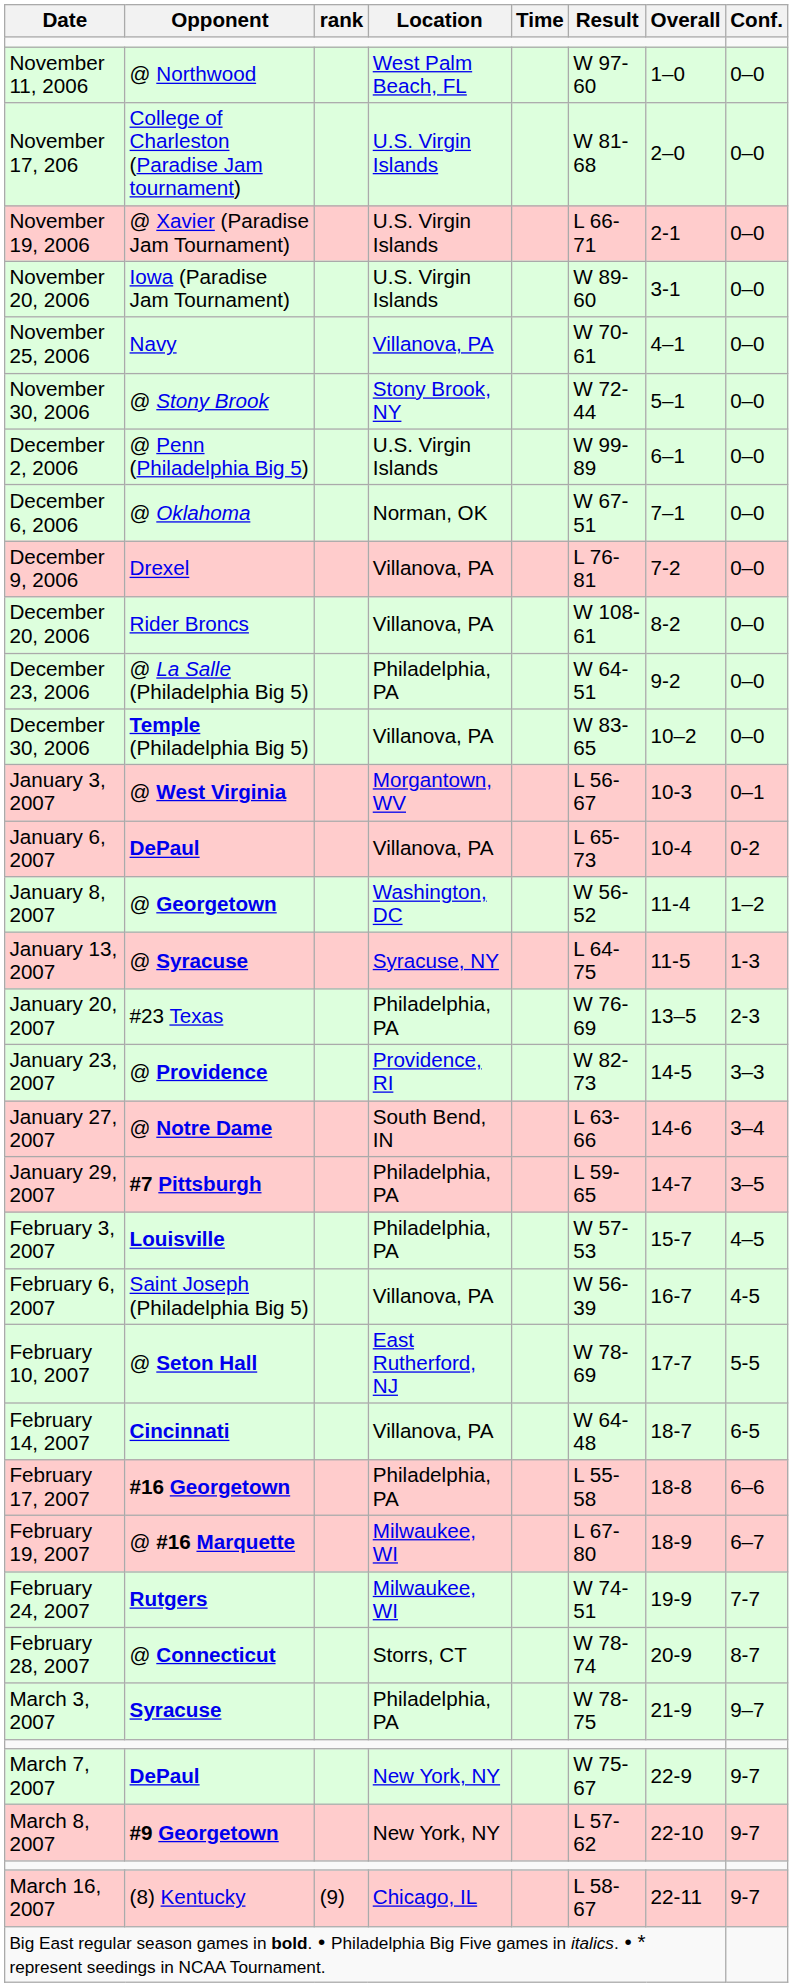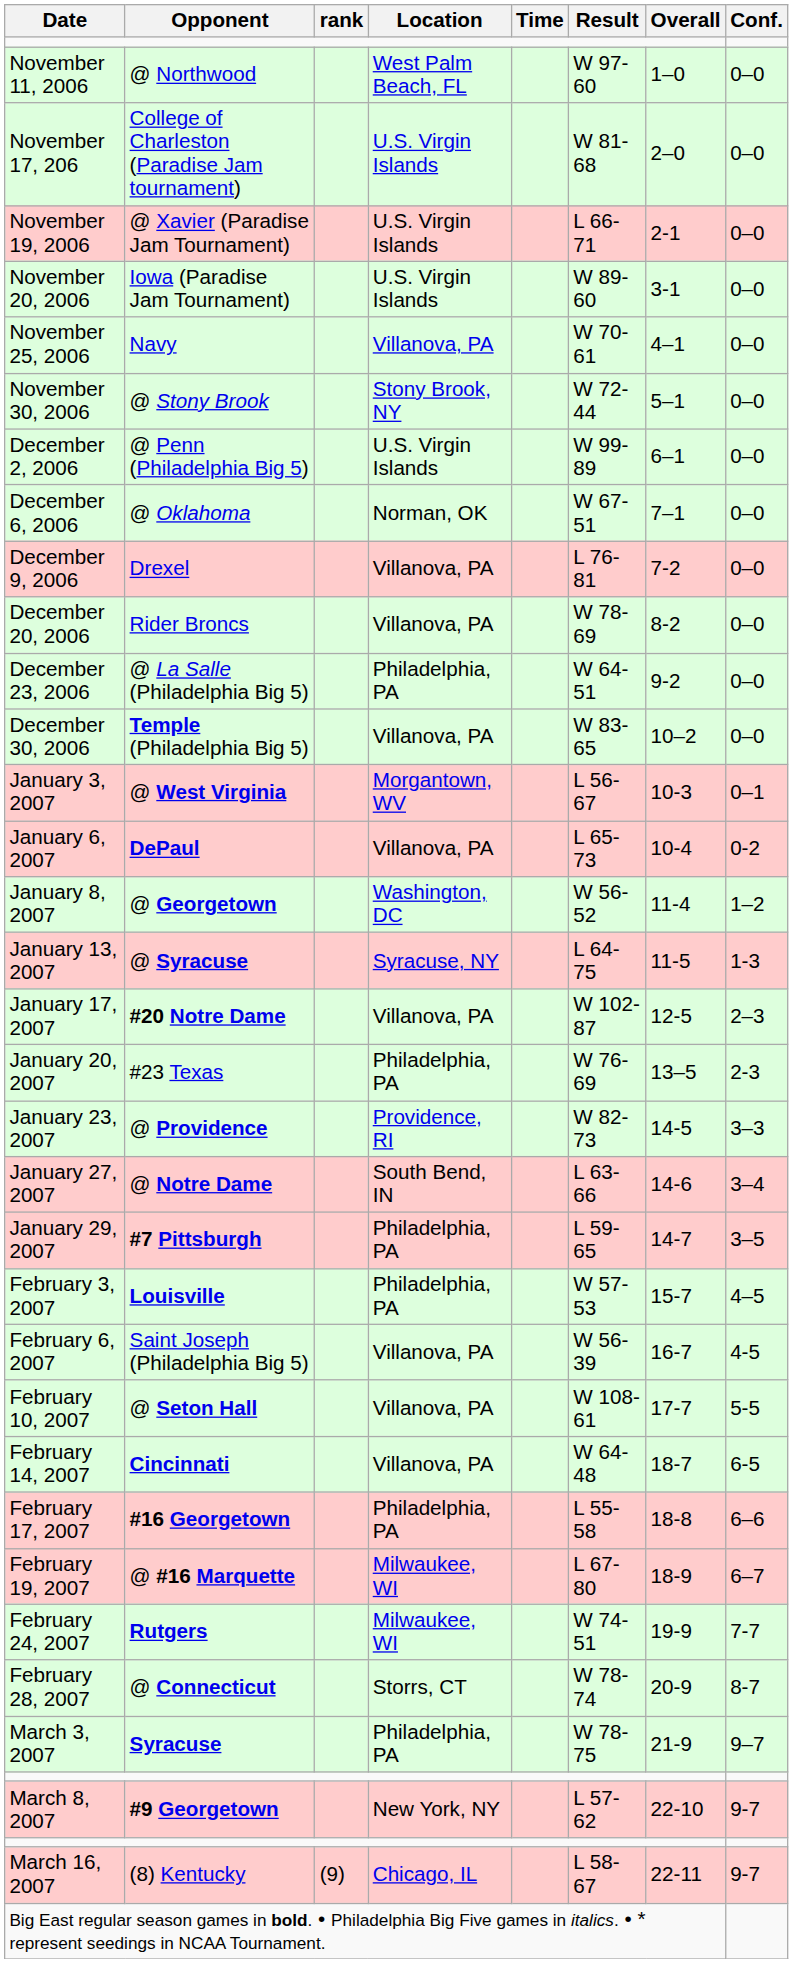(607, 624) W 108-61 -> (601, 624) W 78-69
+ row: (63, 1016)
(424, 1363) East Rutherford, NJ -> (433, 1408) Villanova, PA
(601, 1363) W 78-69 -> (607, 1408) W 108-61
- row: (50, 1776)
